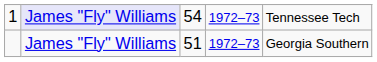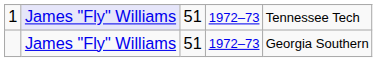(193, 17) 54 -> (193, 17) 51
